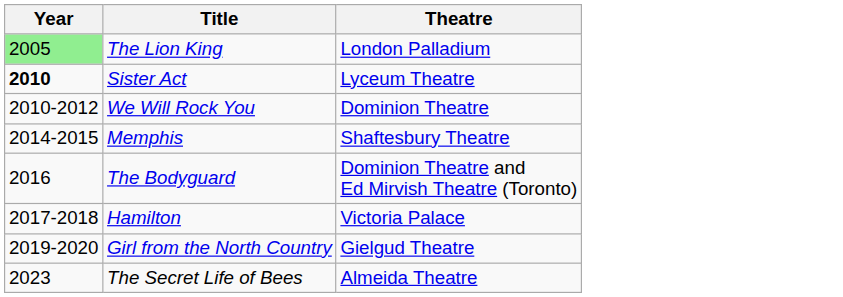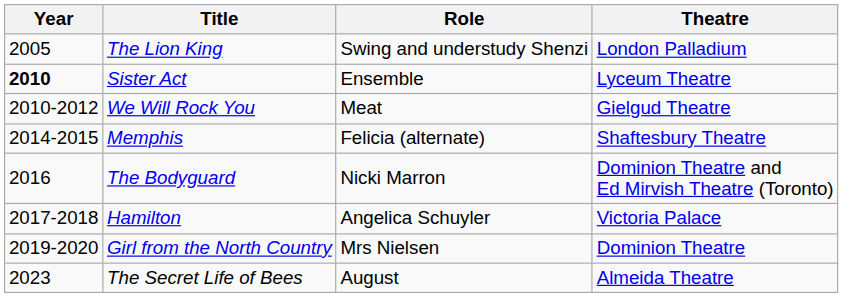+ column: (464, 19)
(30, 49) lightgreen background -> (30, 49) no background
(415, 108) Dominion Theatre -> (664, 108) Gielgud Theatre
(407, 248) Gielgud Theatre -> (671, 248) Dominion Theatre
